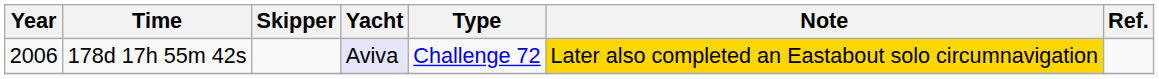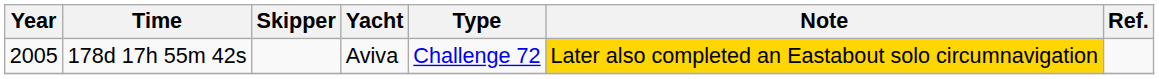(34, 55) 2006 -> (34, 55) 2005
(372, 55) lavender background -> (372, 55) no background
